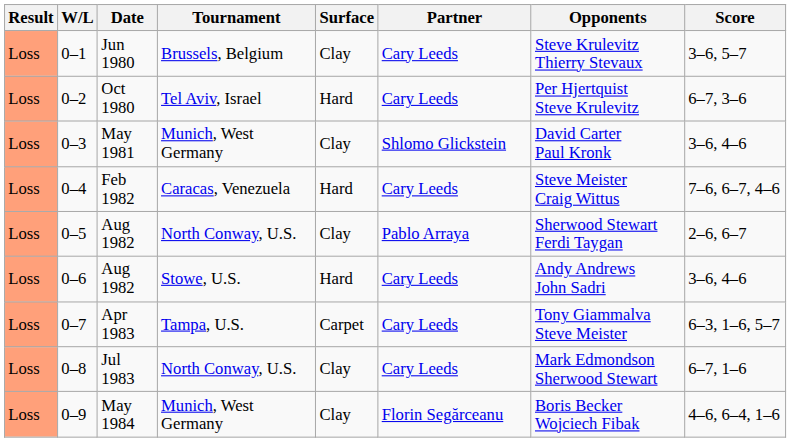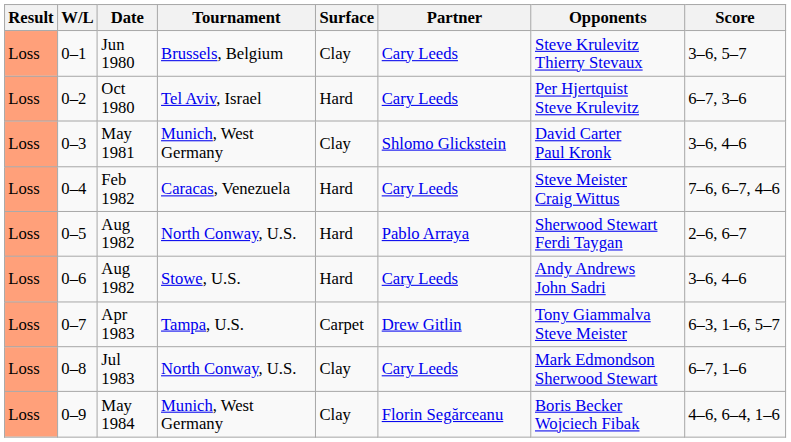(335, 233) Clay -> (336, 233) Hard
(420, 324) Cary Leeds -> (422, 324) Drew Gitlin
